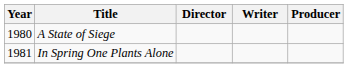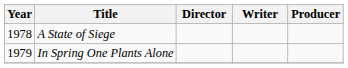(20, 33) 1980 -> (20, 33) 1978
(20, 53) 1981 -> (20, 53) 1979
